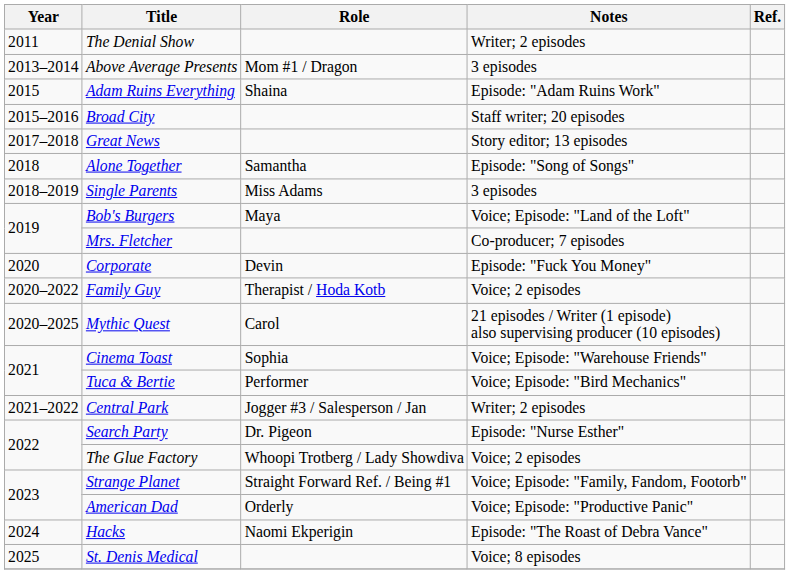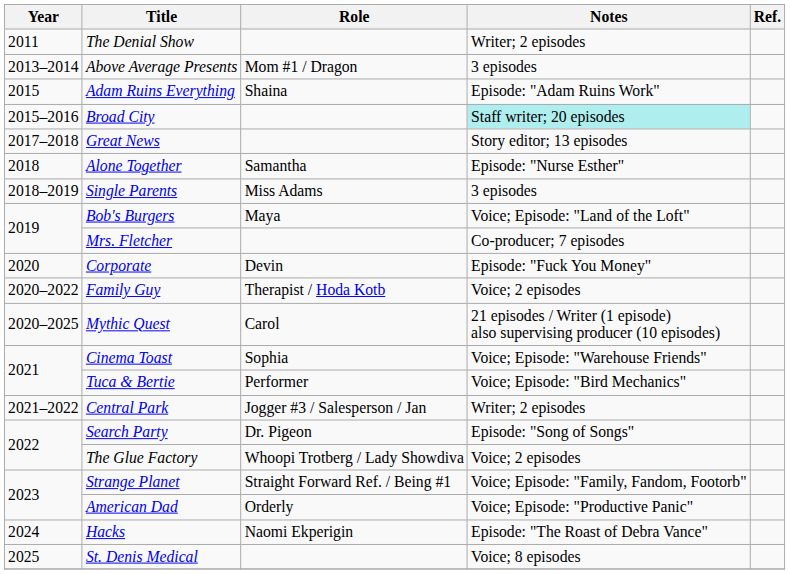(548, 116) no background -> (548, 116) paleturquoise background
(553, 166) Episode: "Song of Songs" -> (548, 166) Episode: "Nurse Esther"
(548, 432) Episode: "Nurse Esther" -> (553, 432) Episode: "Song of Songs"
